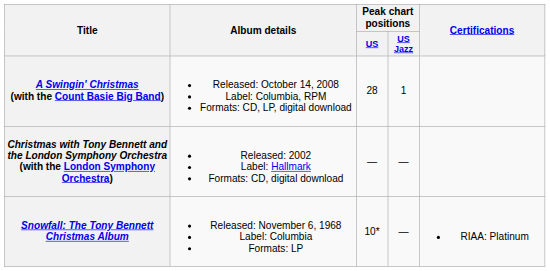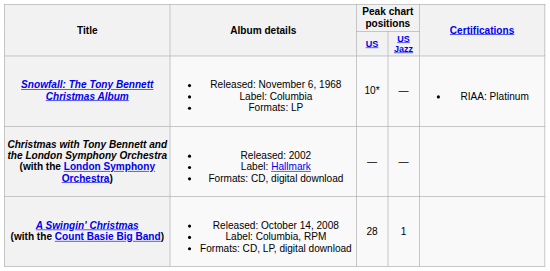rows swapped: (87, 231) <-> (87, 91)
